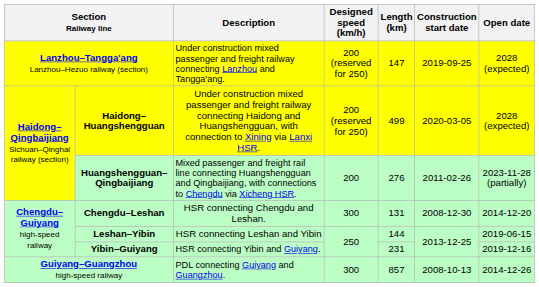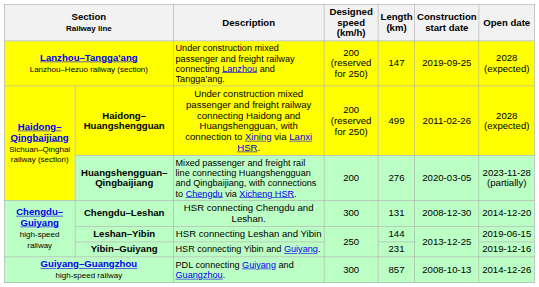(447, 120) 2020-03-05 -> (447, 120) 2011-02-26
(447, 178) 2011-02-26 -> (447, 178) 2020-03-05
